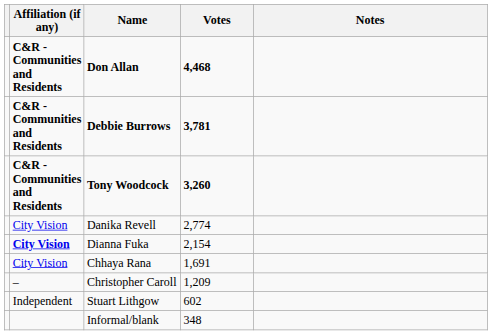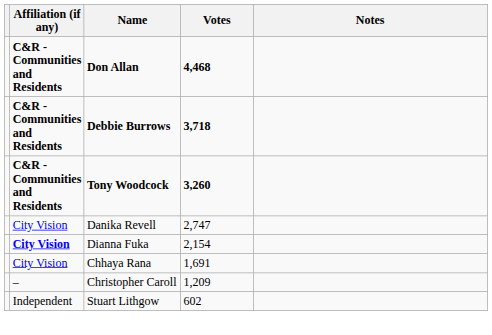(197, 126) 3,781 -> (197, 126) 3,718
(197, 225) 2,774 -> (197, 225) 2,747
- row: (123, 320)
